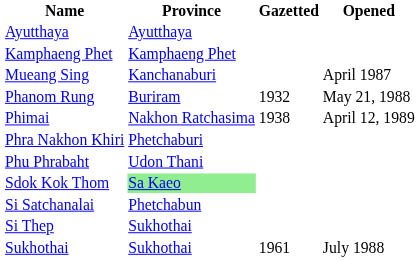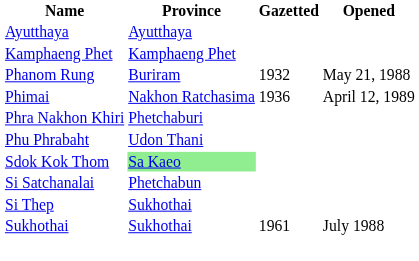- row: (47, 75)
(275, 118) 1938 -> (275, 97) 1936
